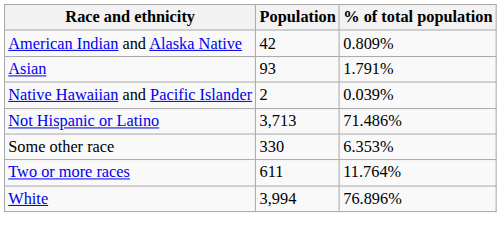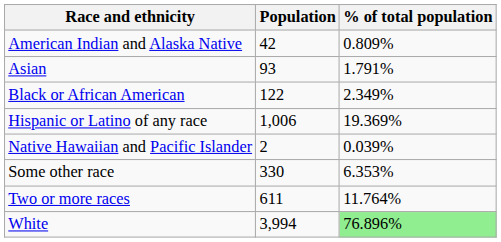+ row: (96, 95)
+ row: (108, 120)
- row: (84, 120)
(373, 198) no background -> (373, 224) lightgreen background
